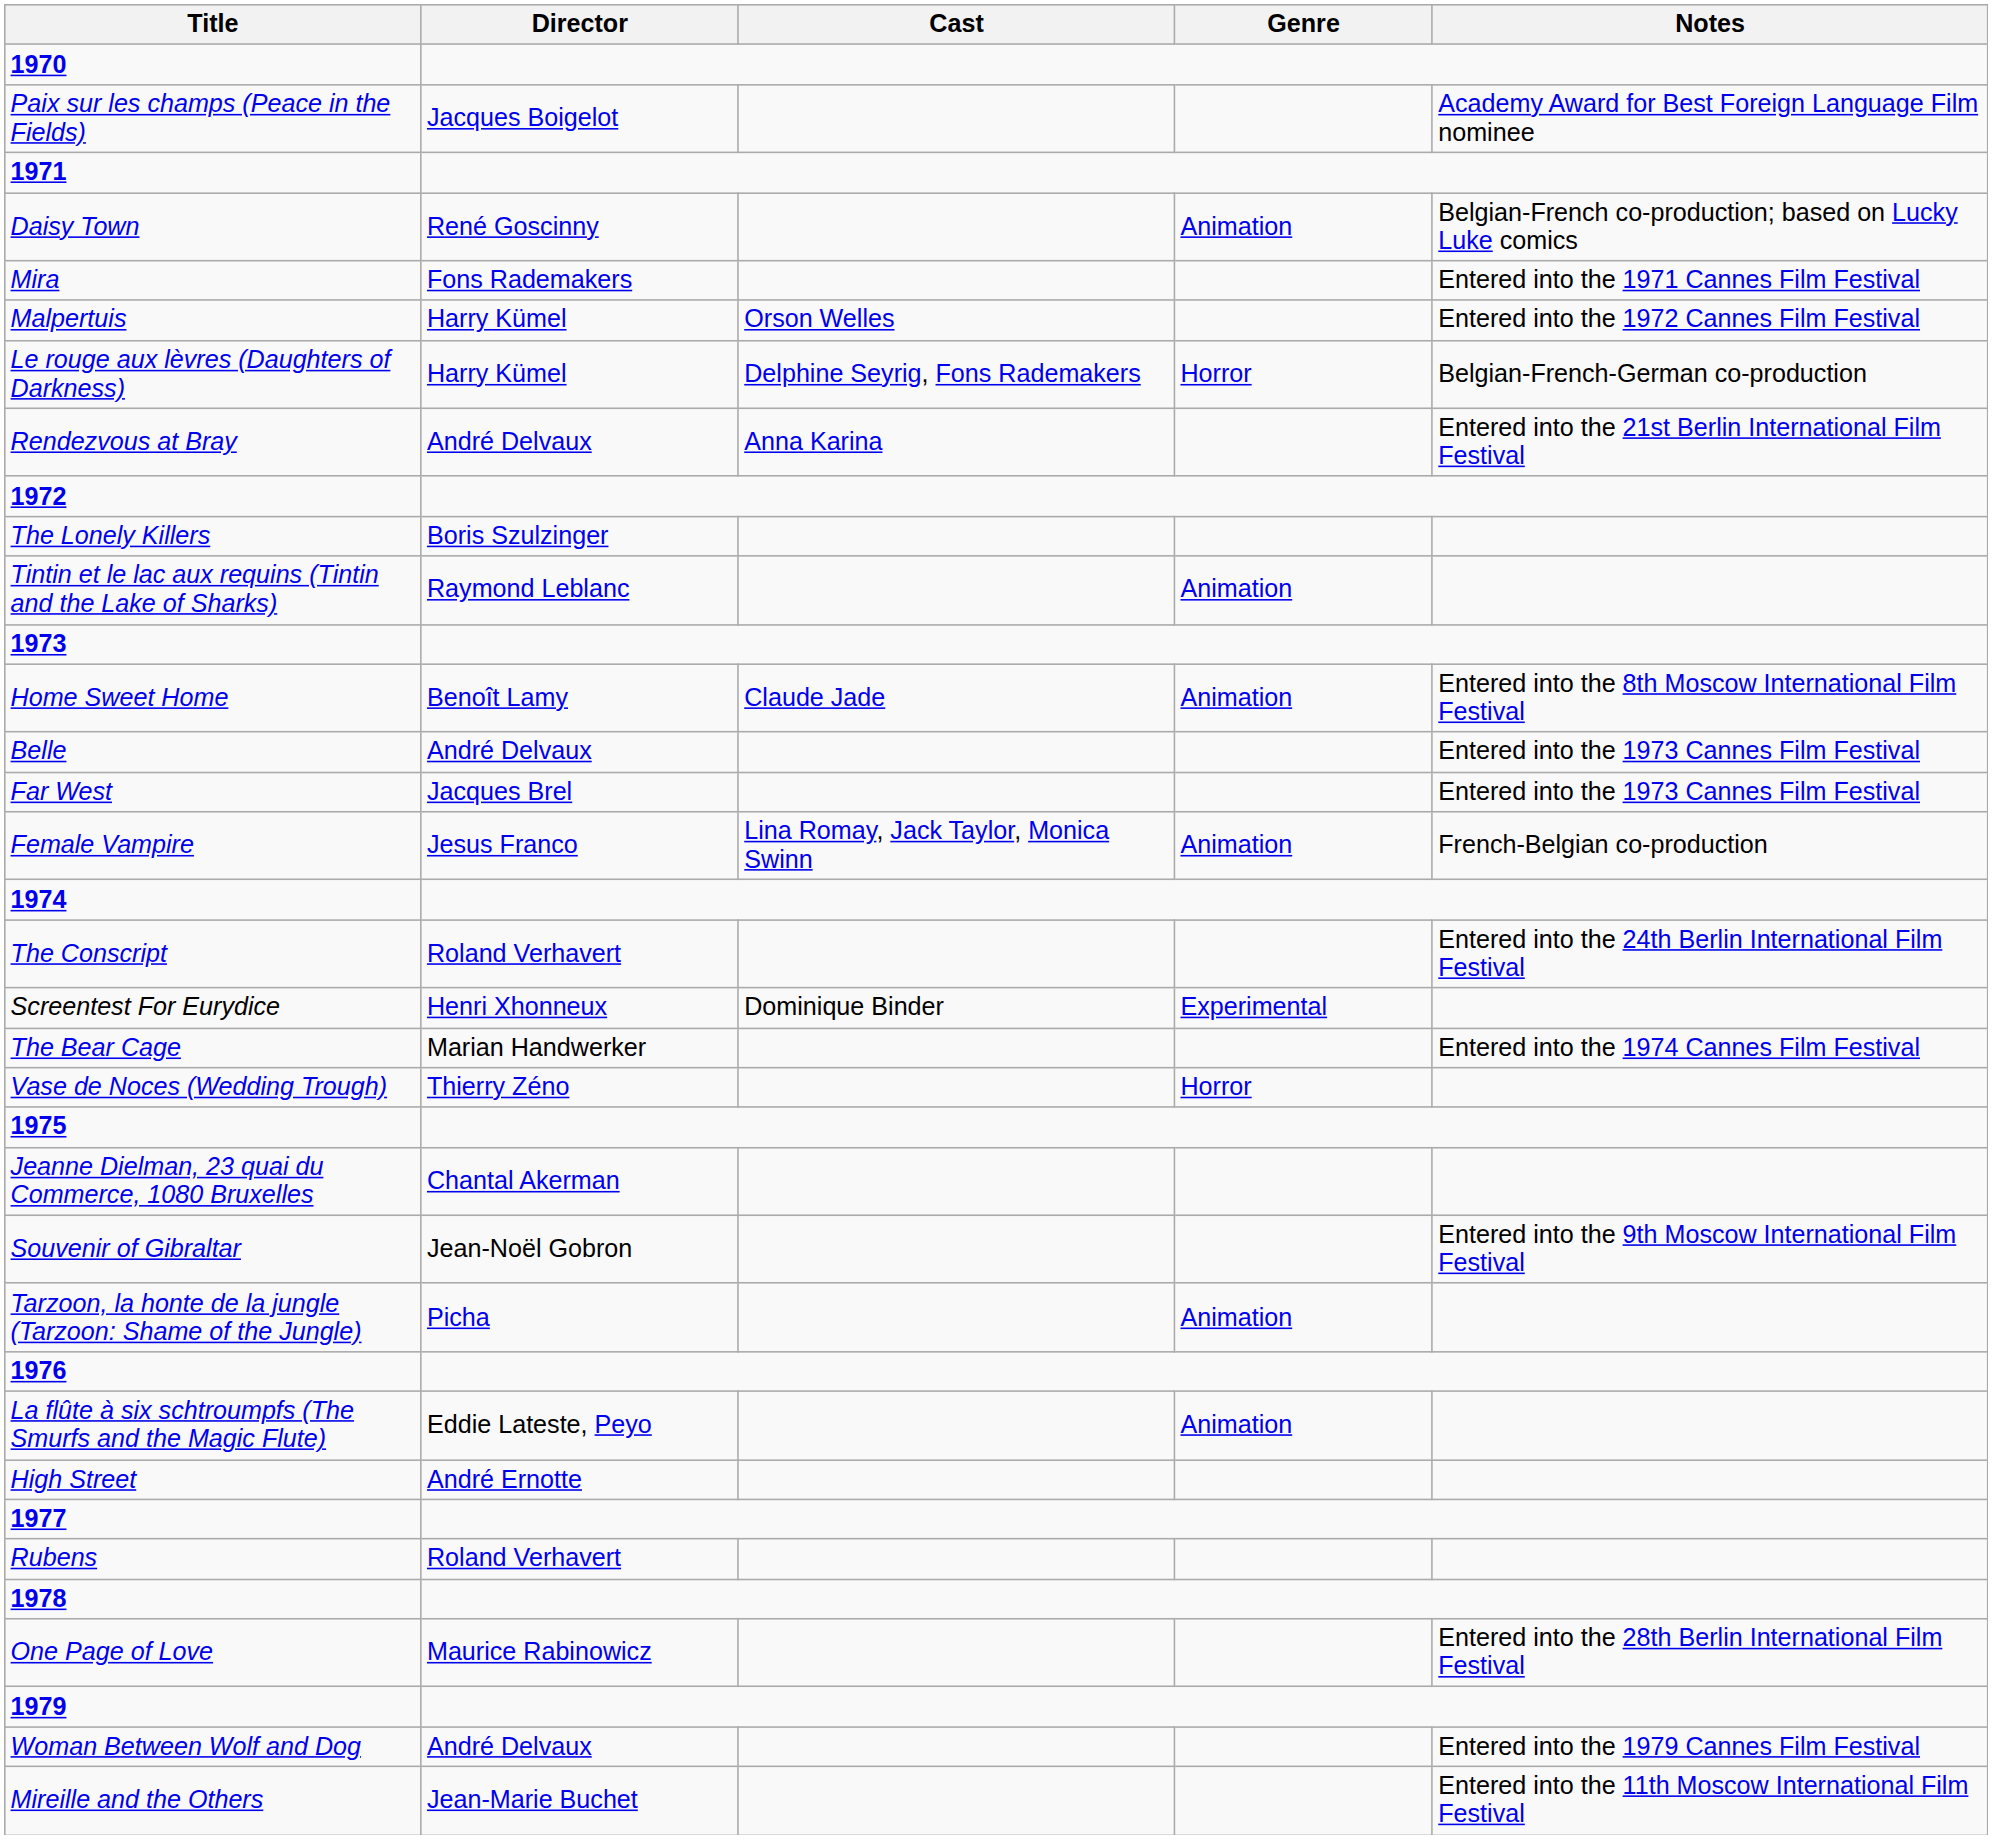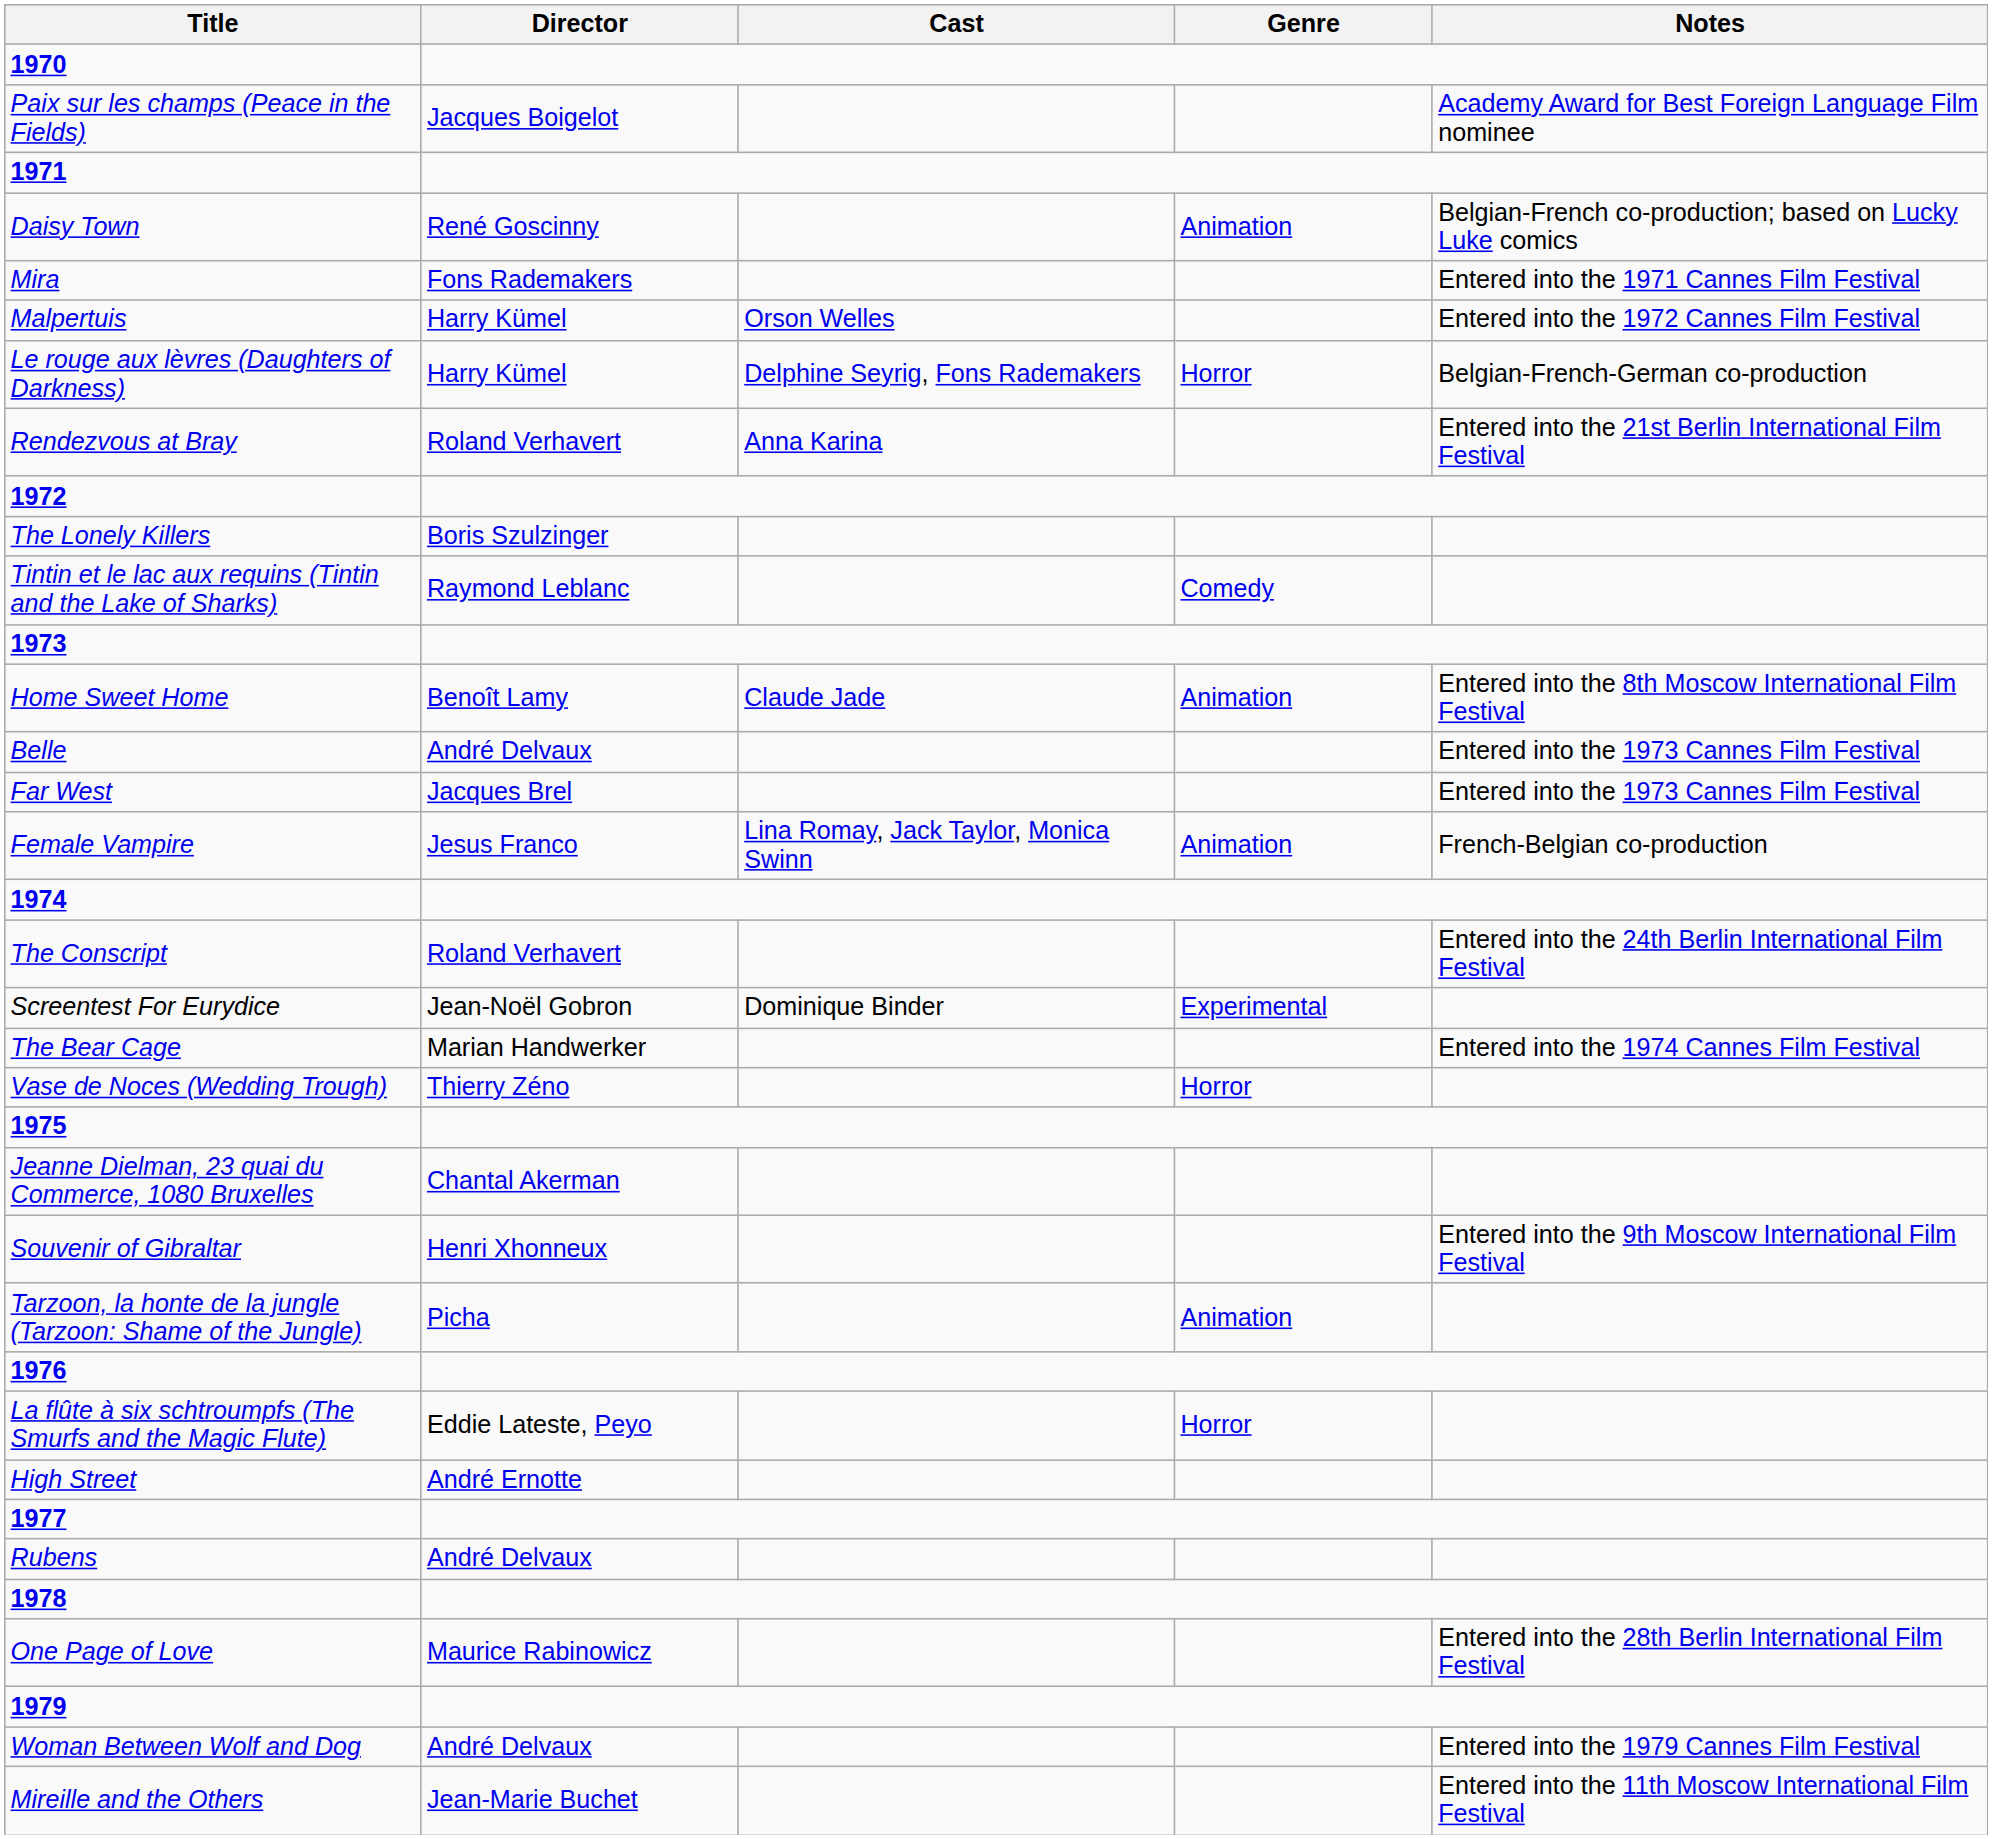(509, 442) André Delvaux -> (524, 442) Roland Verhavert
(1236, 589) Animation -> (1227, 589) Comedy
(517, 1007) Henri Xhonneux -> (530, 1007) Jean-Noël Gobron
(530, 1249) Jean-Noël Gobron -> (517, 1249) Henri Xhonneux
(1236, 1425) Animation -> (1216, 1425) Horror
(524, 1558) Roland Verhavert -> (509, 1558) André Delvaux
